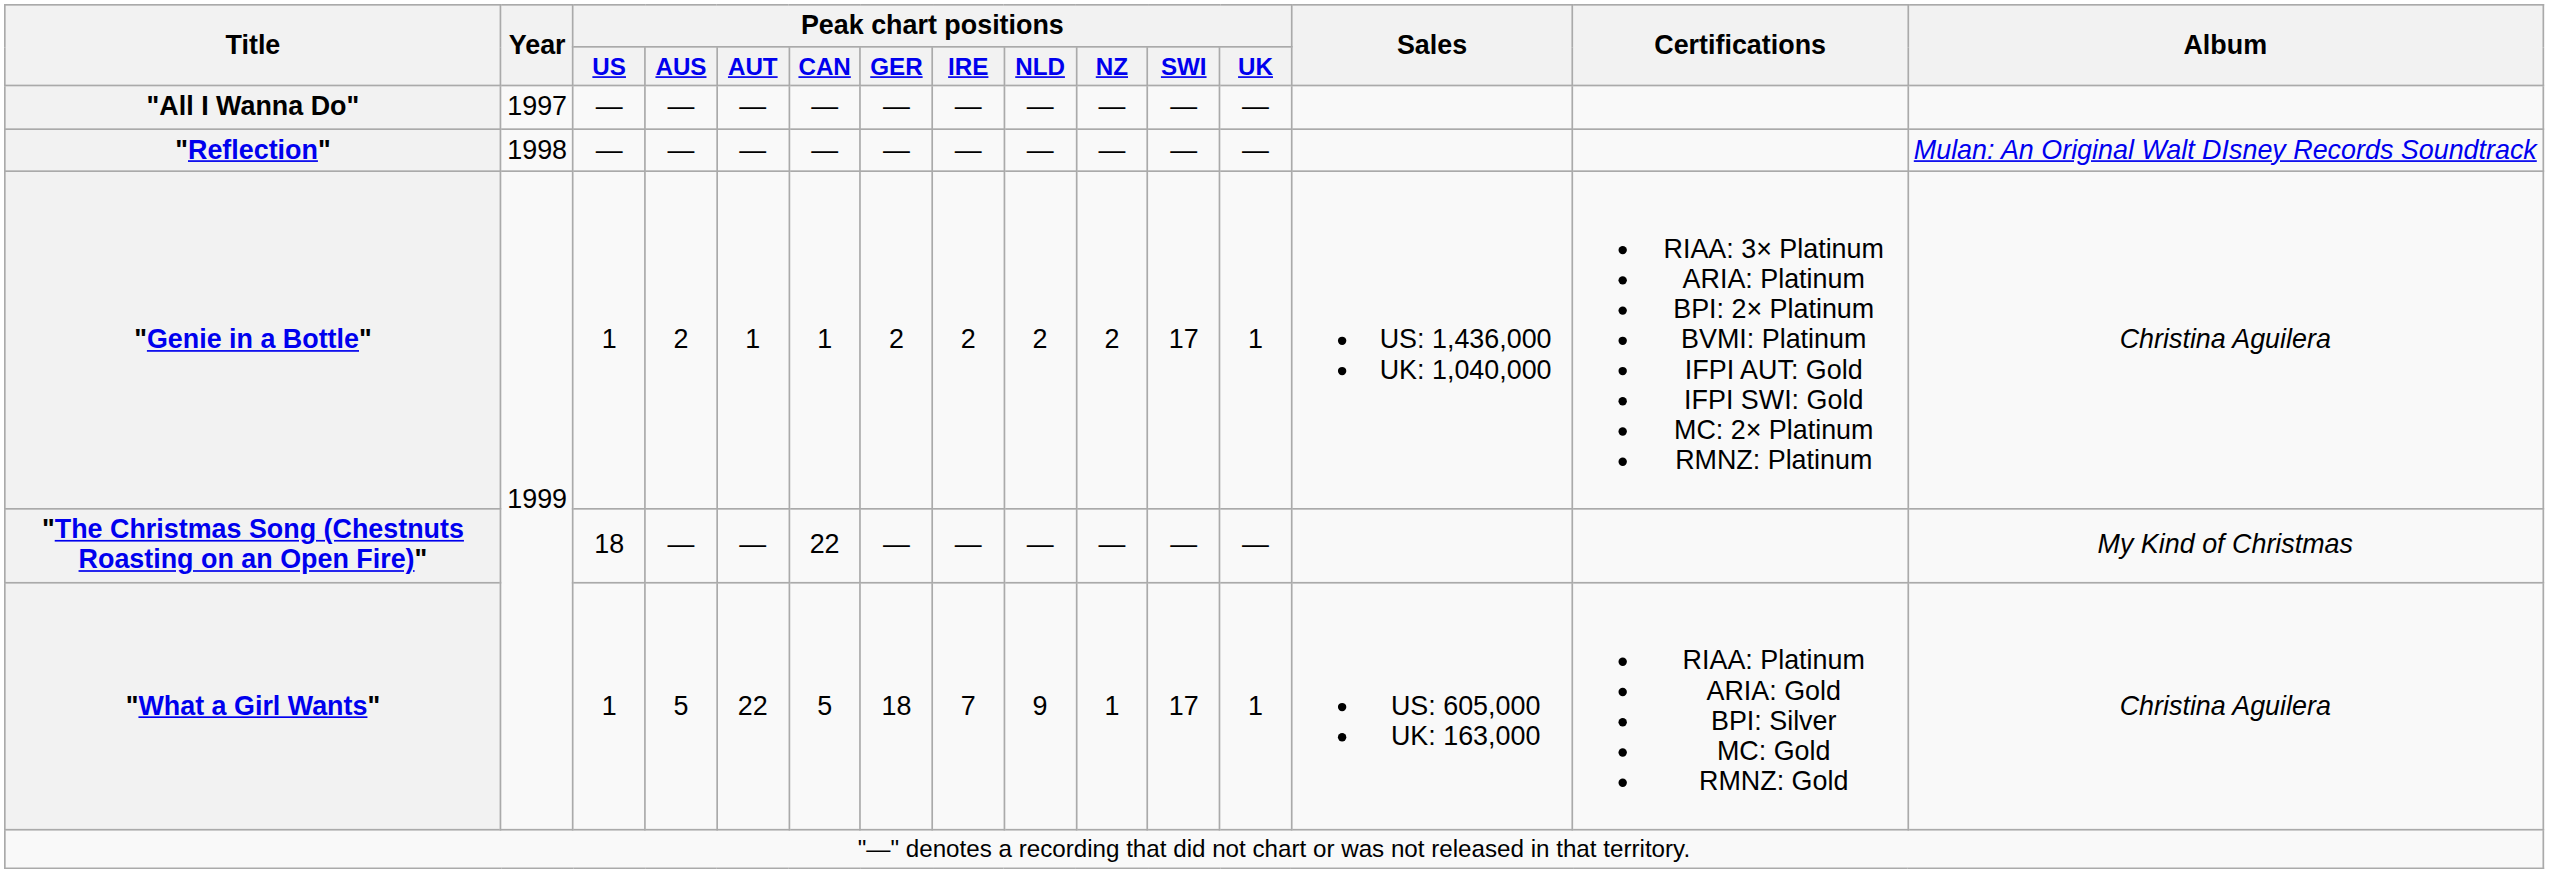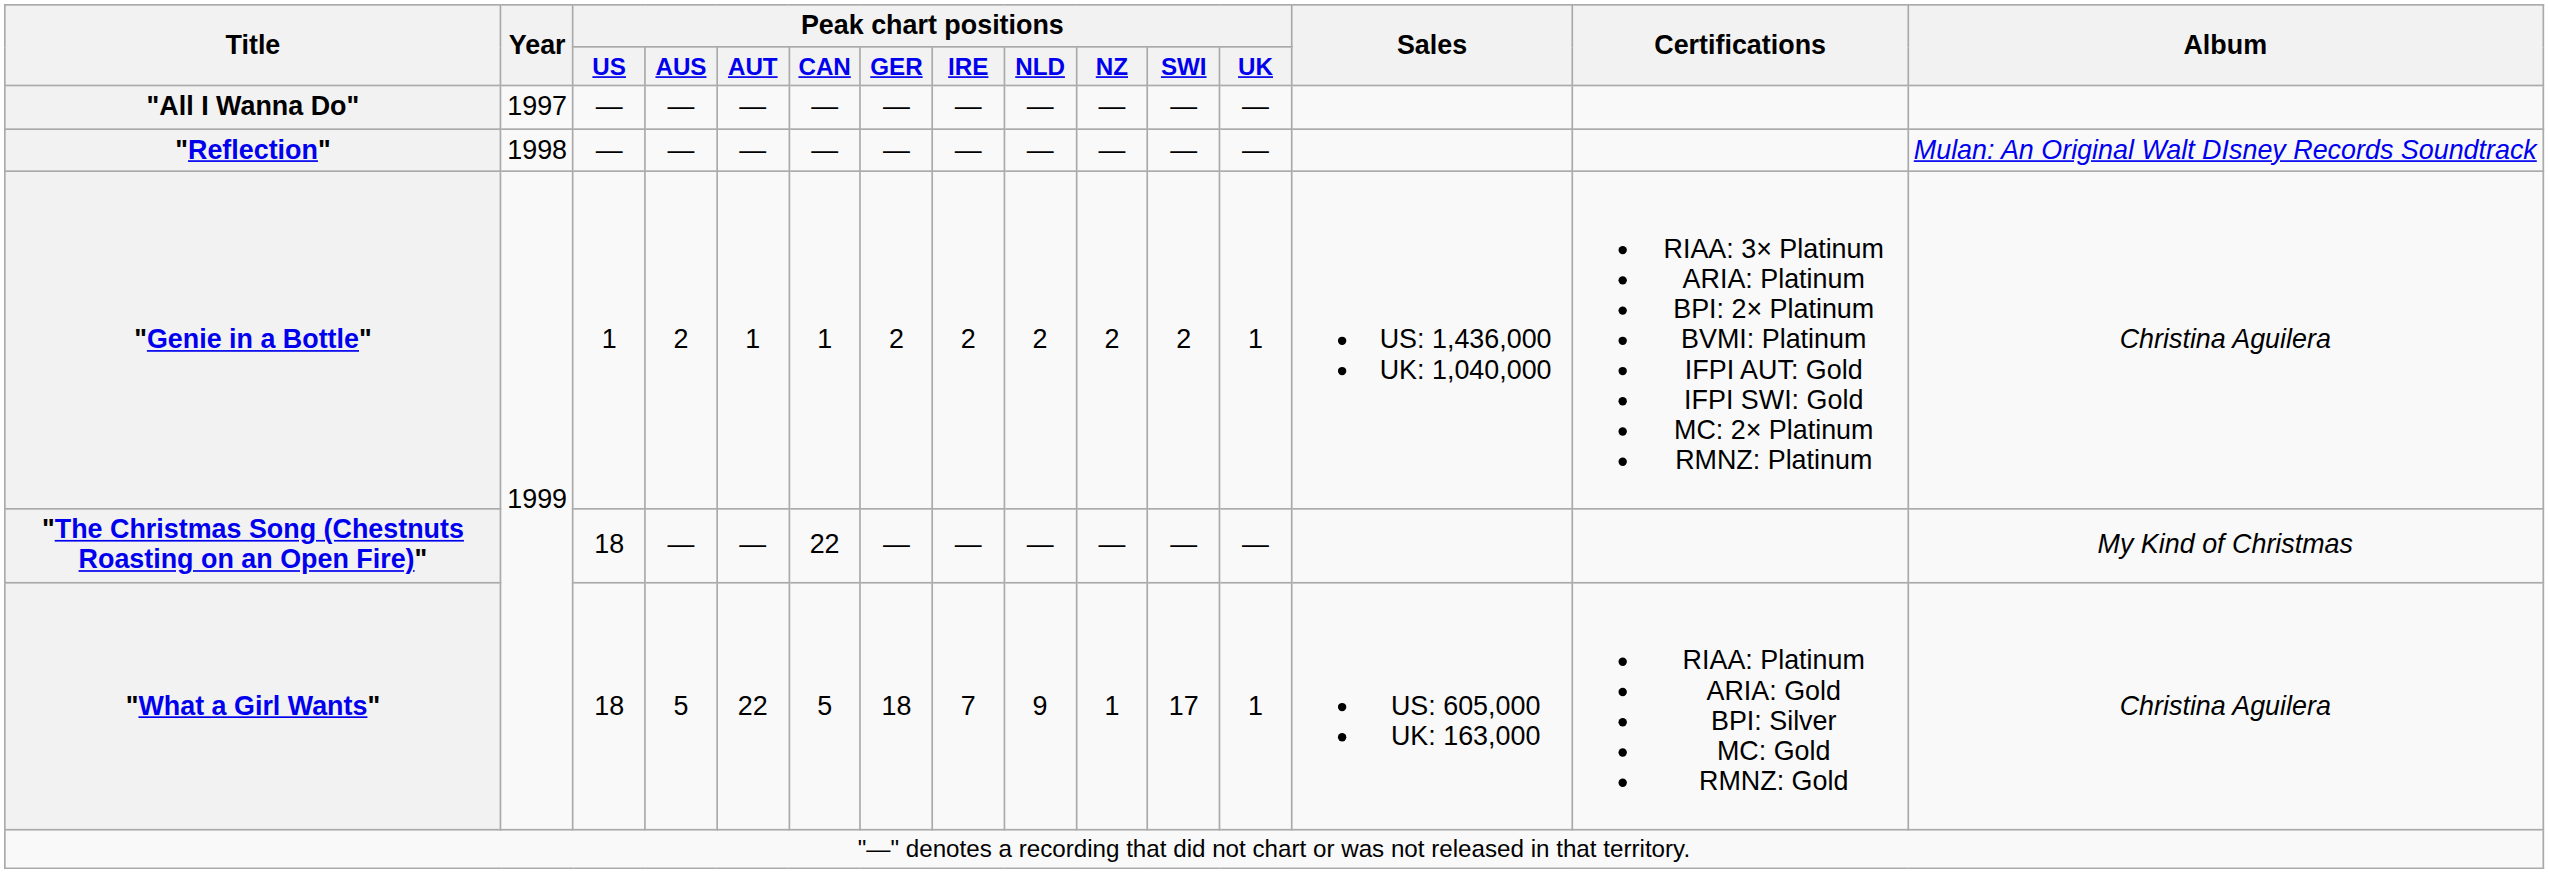(1184, 339) 17 -> (1184, 339) 2
(609, 705) 1 -> (609, 705) 18
